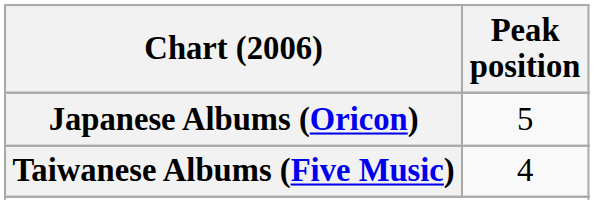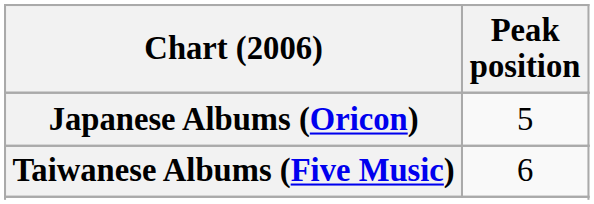(525, 170) 4 -> (525, 170) 6
